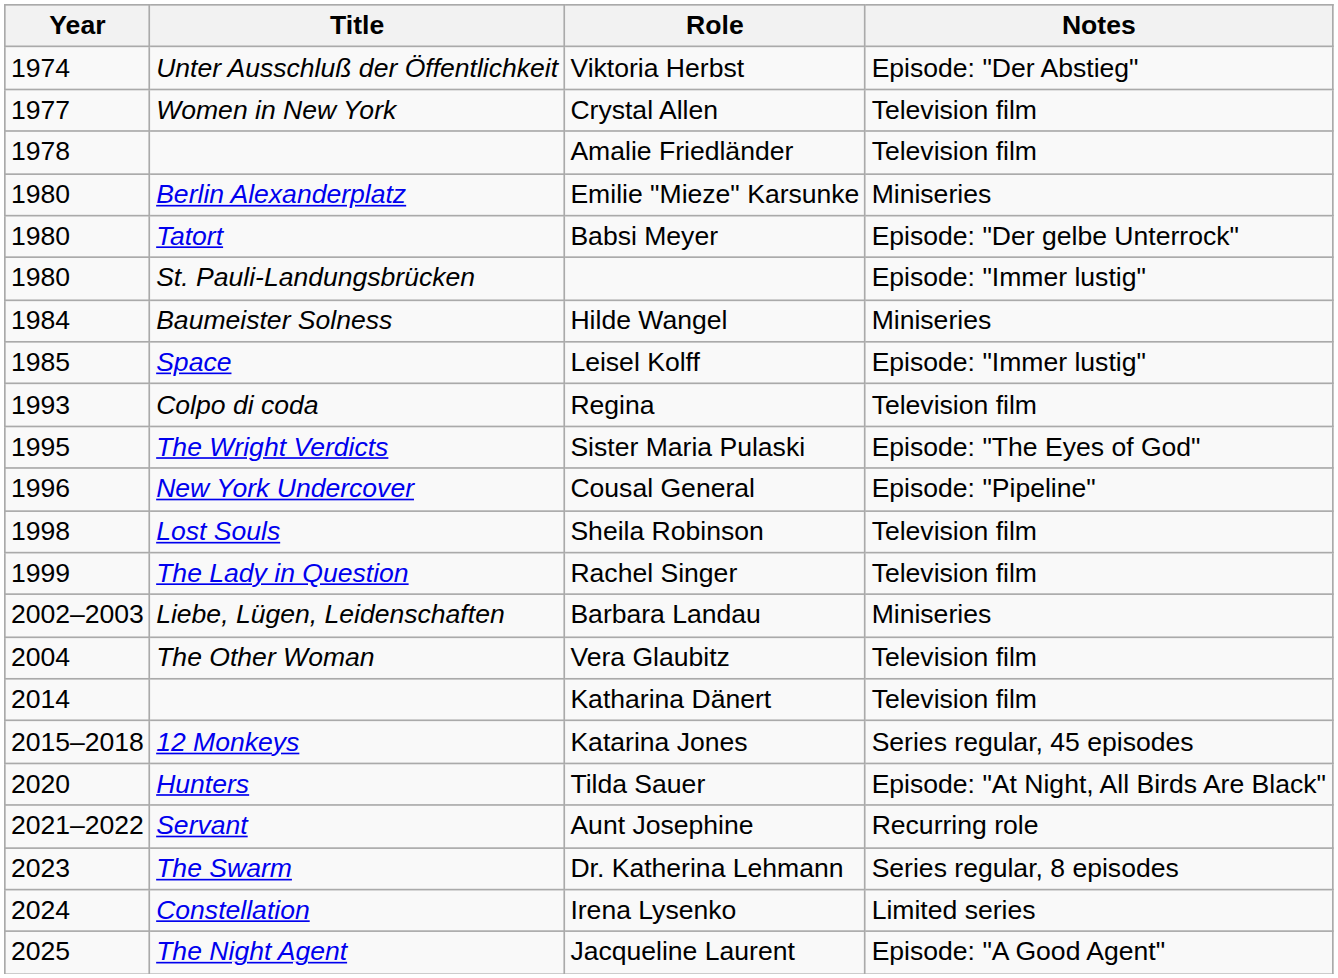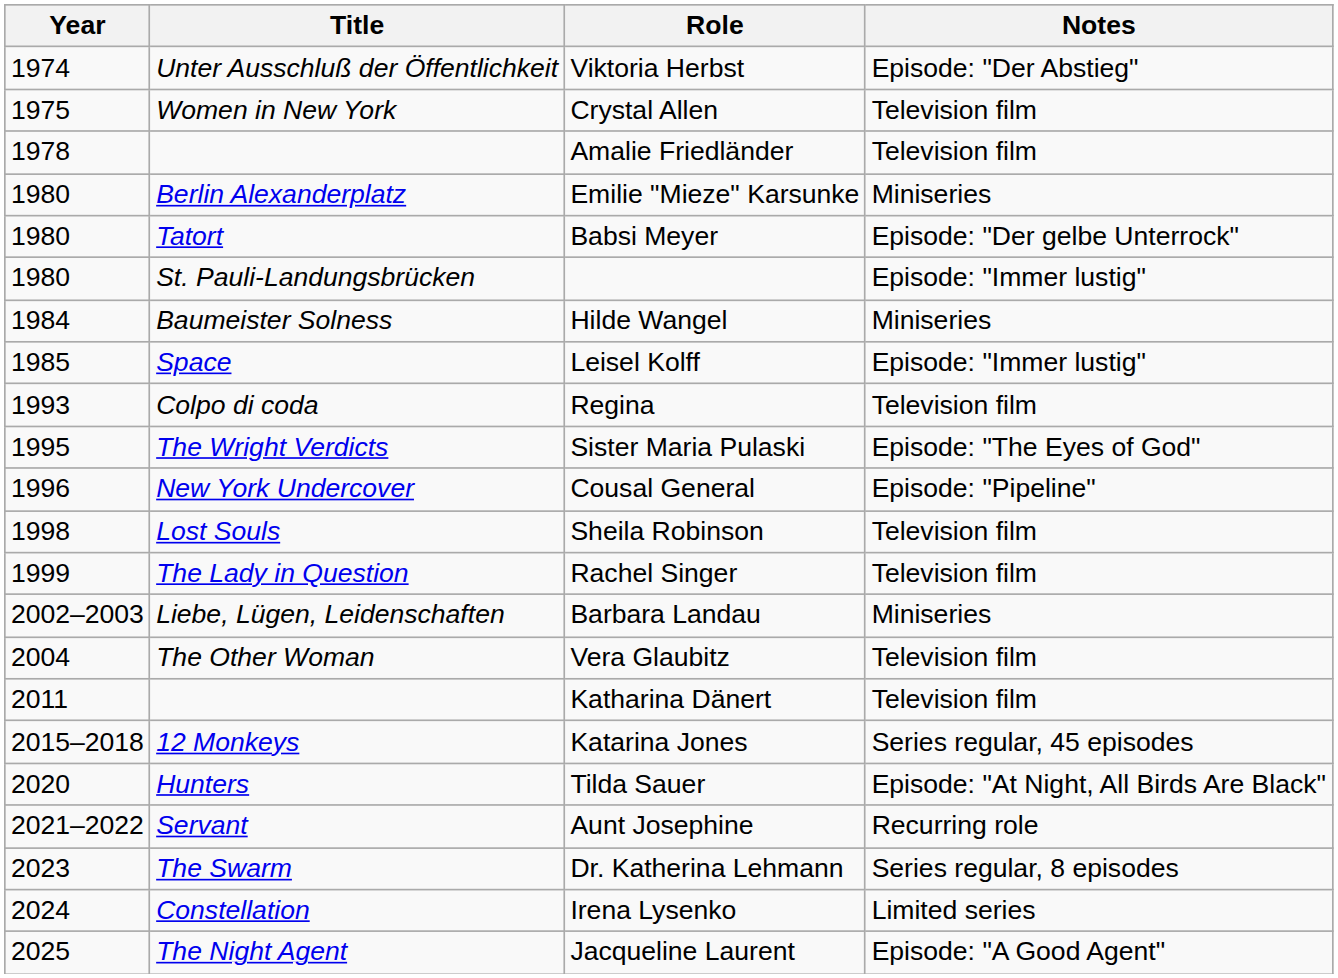(40, 109) 1977 -> (40, 109) 1975
(40, 699) 2014 -> (40, 699) 2011
